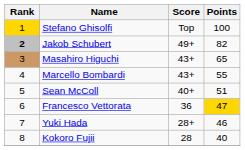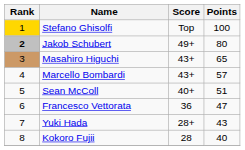(222, 43) 82 -> (222, 43) 80
(222, 75) 55 -> (222, 75) 57
(222, 106) gold background -> (222, 106) no background
(222, 122) 46 -> (222, 122) 43
